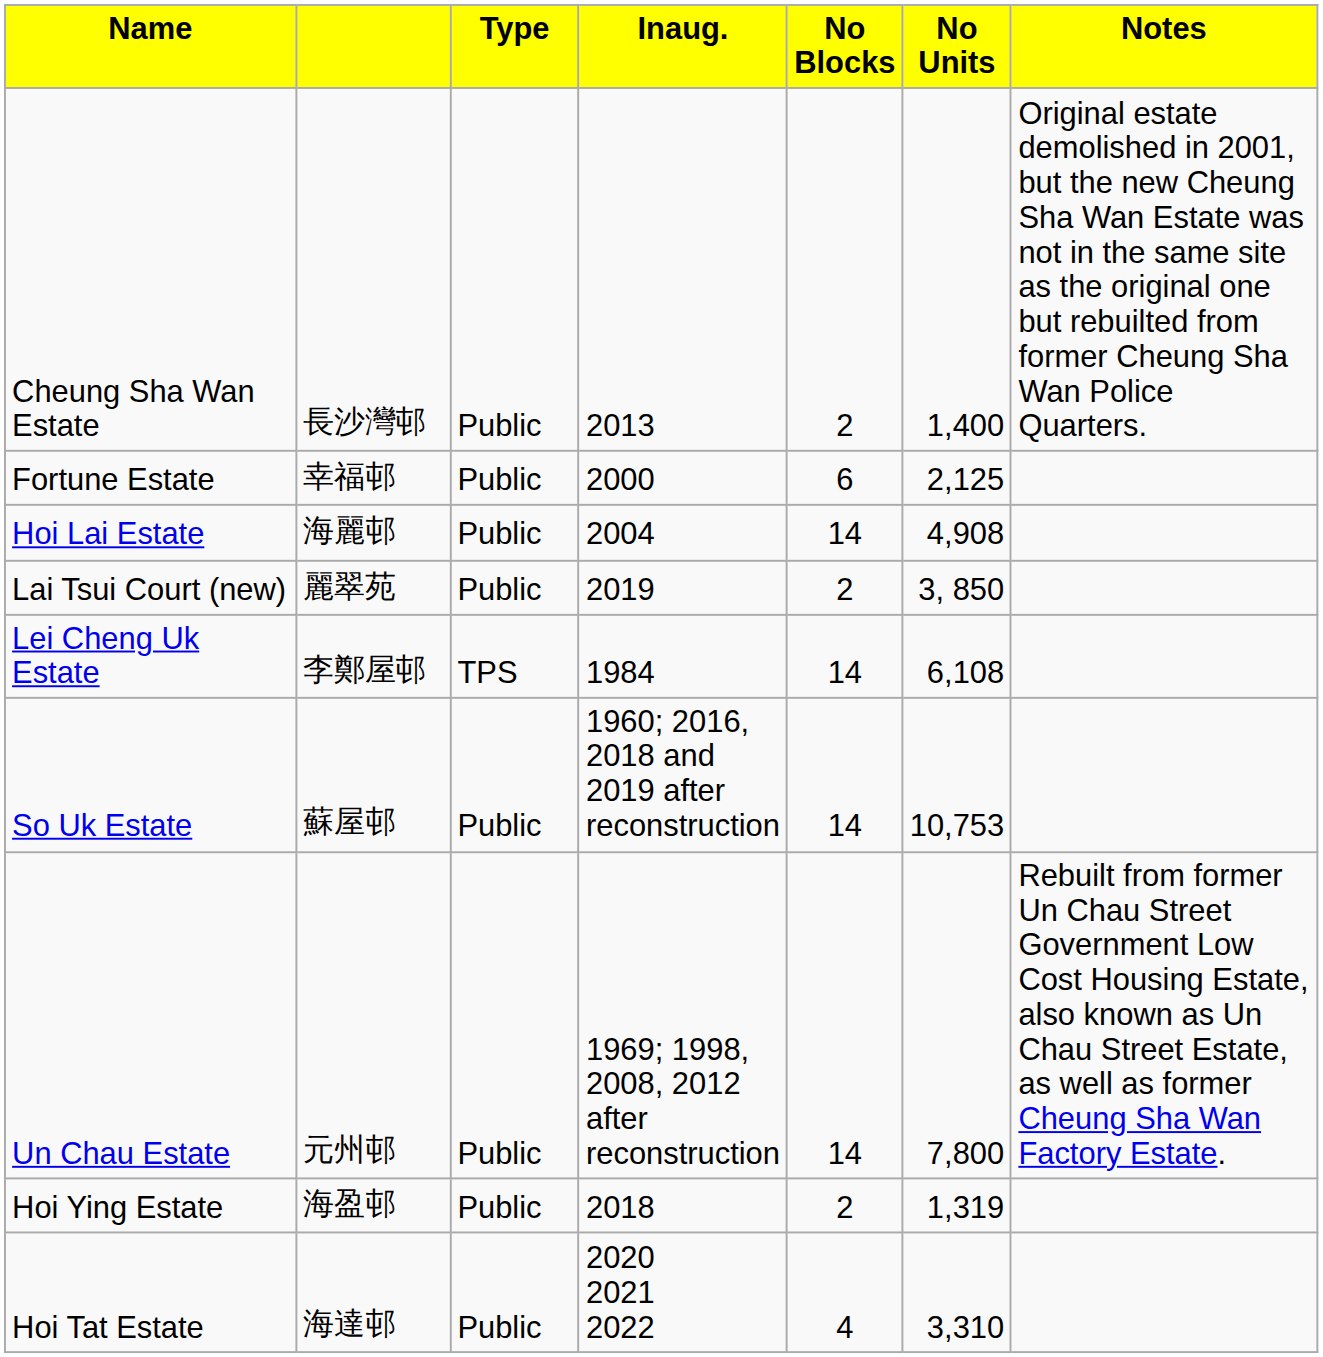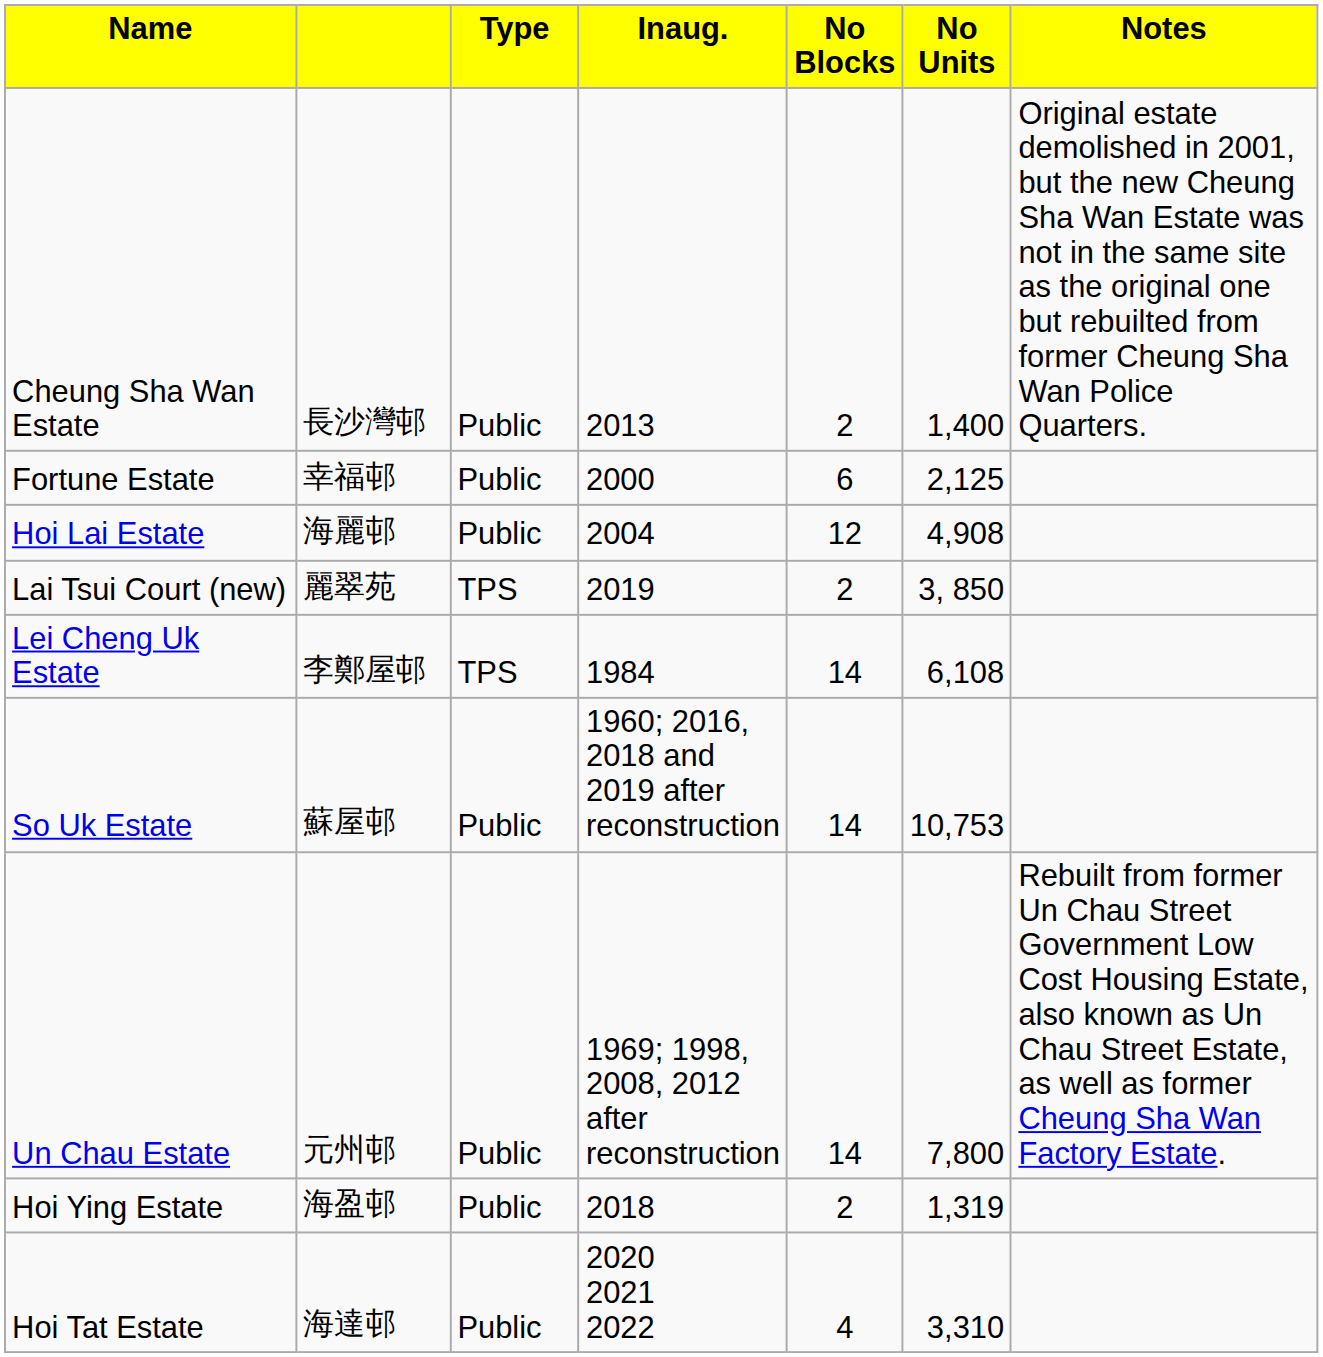(845, 534) 14 -> (845, 534) 12
(499, 589) Public -> (487, 589) TPS
